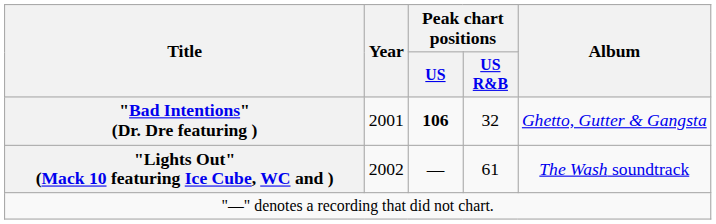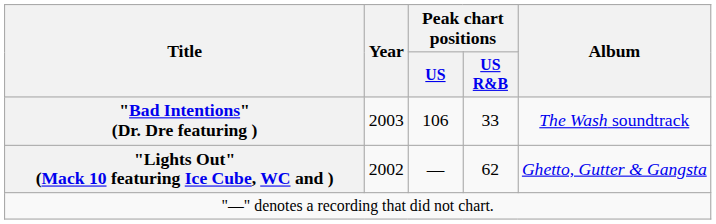(386, 120) 2001 -> (386, 120) 2003
(435, 120) bold -> (435, 120) normal
(490, 120) 32 -> (490, 120) 33
(614, 120) Ghetto, Gutter & Gangsta -> (614, 120) The Wash soundtrack
(490, 168) 61 -> (490, 168) 62
(614, 168) The Wash soundtrack -> (614, 168) Ghetto, Gutter & Gangsta
